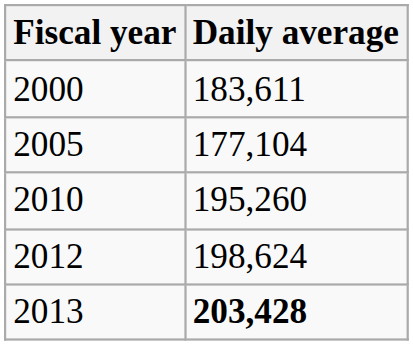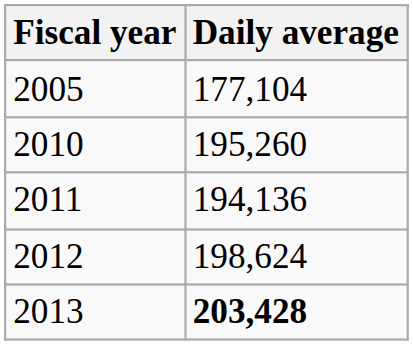- row: (48, 88)
+ row: (48, 199)
